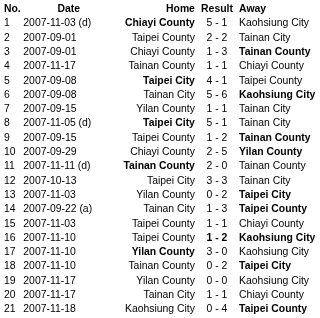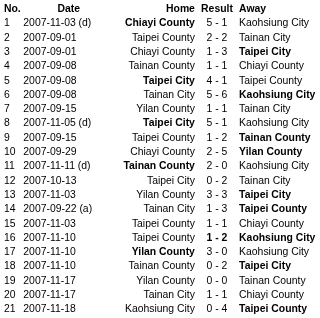(275, 51) Tainan County -> (265, 51) Taipei City
(50, 66) 2007-11-17 -> (50, 66) 2007-09-08
(265, 123) Tainan City -> (274, 123) Kaohsiung City
(272, 166) Tainan County -> (274, 166) Kaohsiung City
(217, 180) 3 - 3 -> (217, 180) 0 - 2
(217, 194) 0 - 2 -> (217, 194) 3 - 3
(274, 280) Kaohsiung City -> (272, 280) Tainan County
